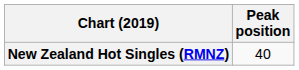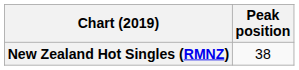(263, 53) 40 -> (263, 53) 38
